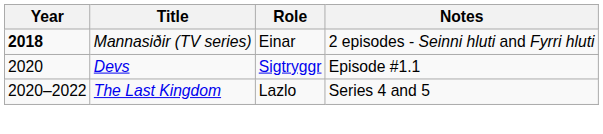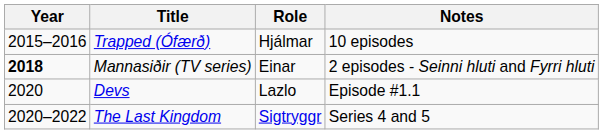+ row: (152, 41)
(290, 66) Sigtryggr -> (278, 91) Lazlo
(278, 91) Lazlo -> (290, 116) Sigtryggr
